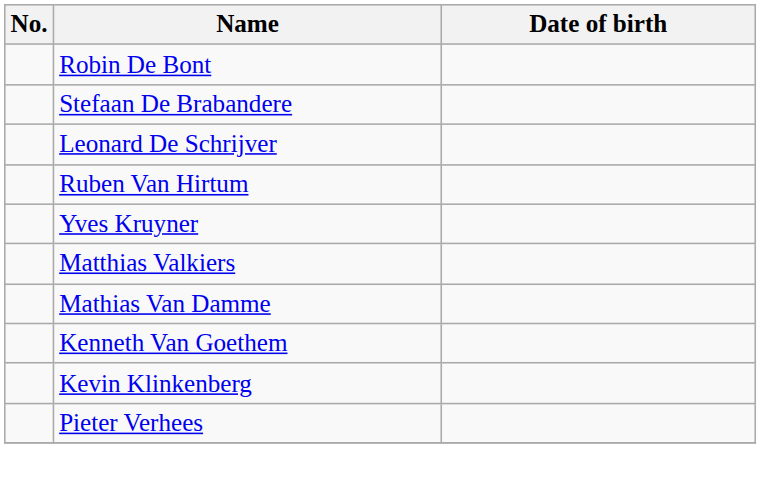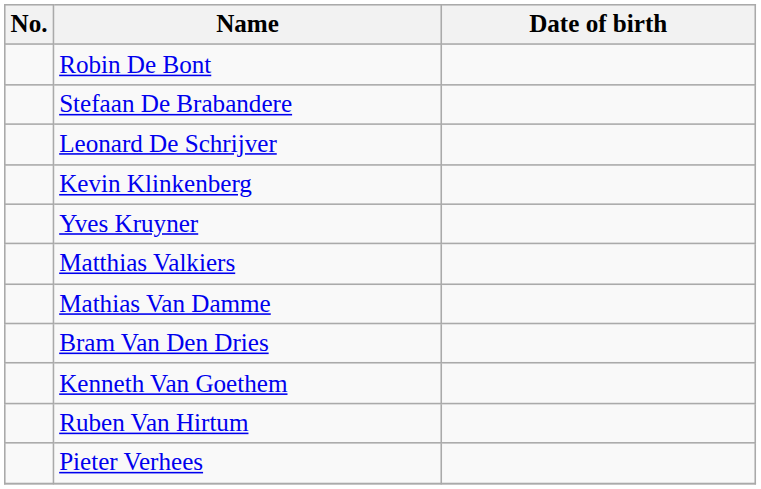rows swapped: (156, 382) <-> (154, 183)
+ row: (164, 343)
